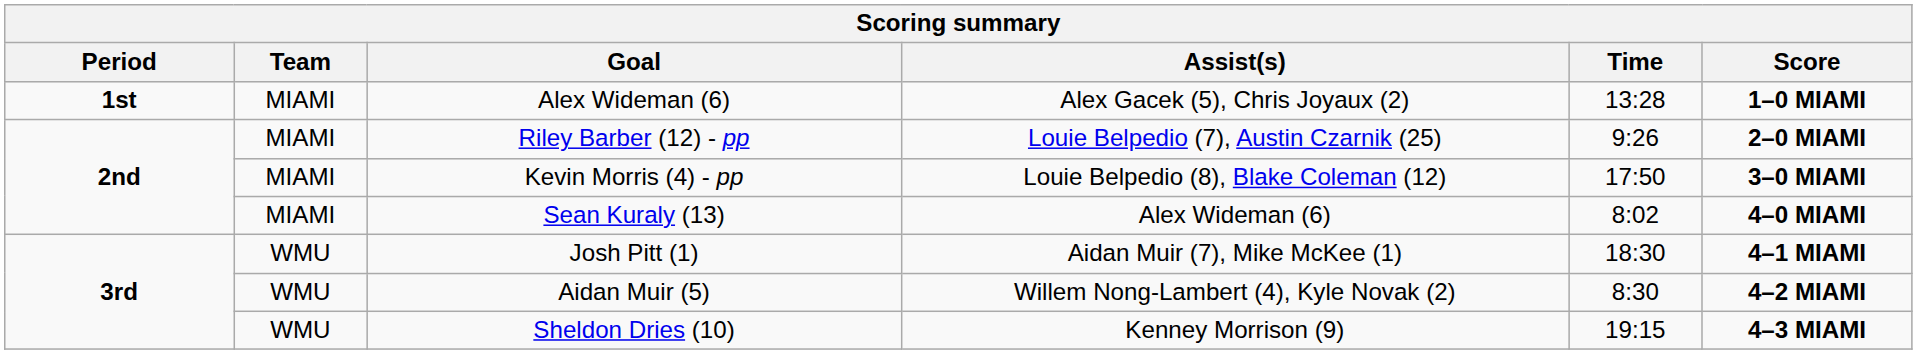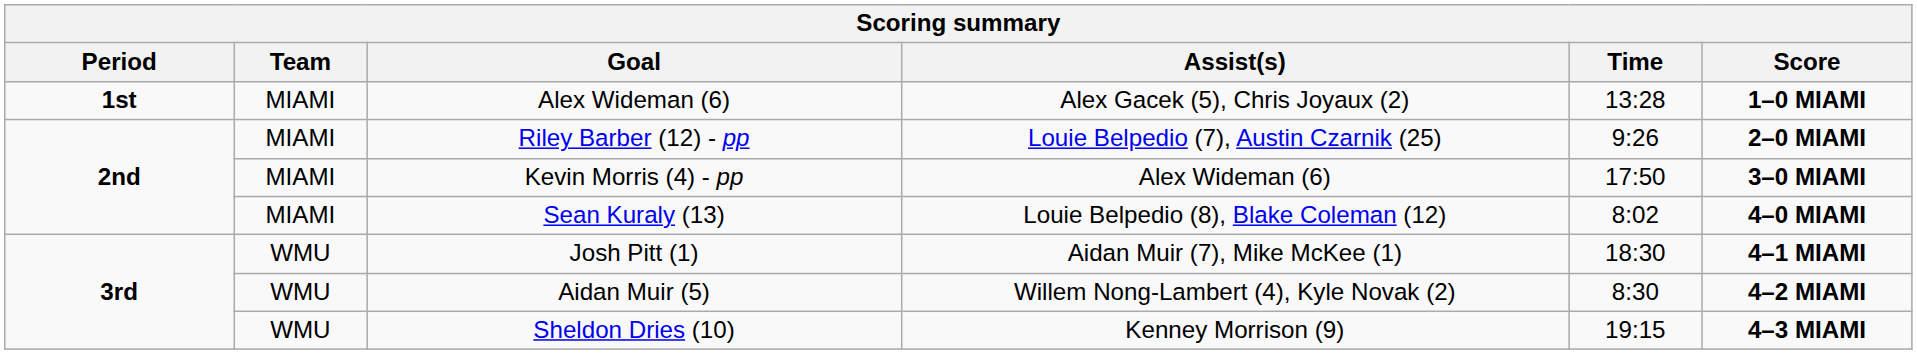(1235, 176) Louie Belpedio (8), Blake Coleman (12) -> (1235, 176) Alex Wideman (6)
(1235, 215) Alex Wideman (6) -> (1235, 215) Louie Belpedio (8), Blake Coleman (12)
